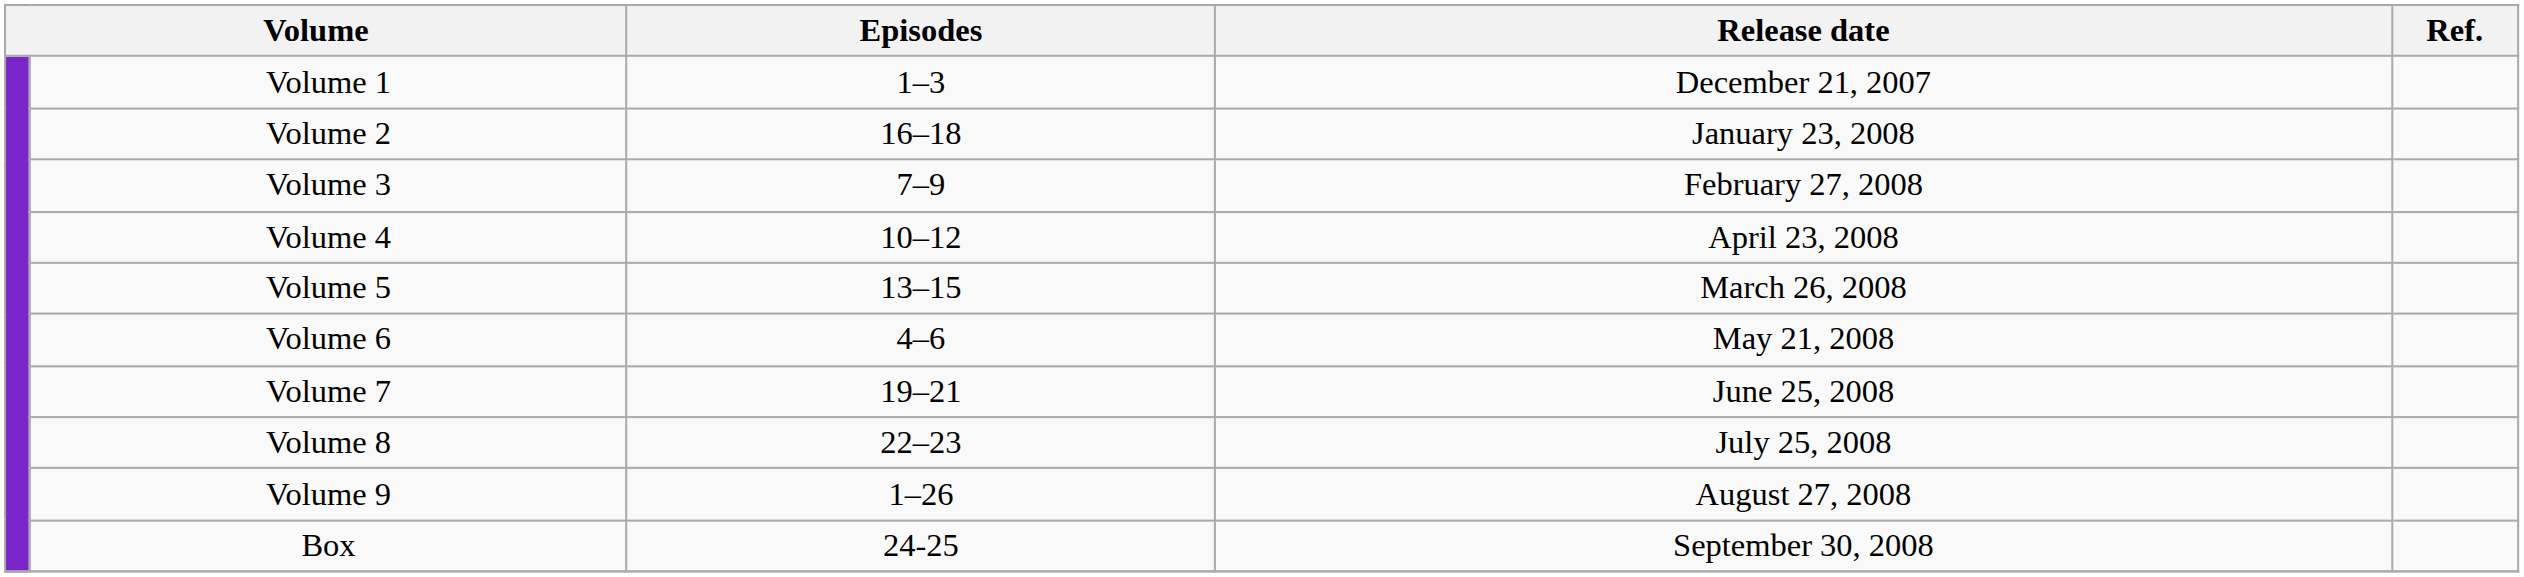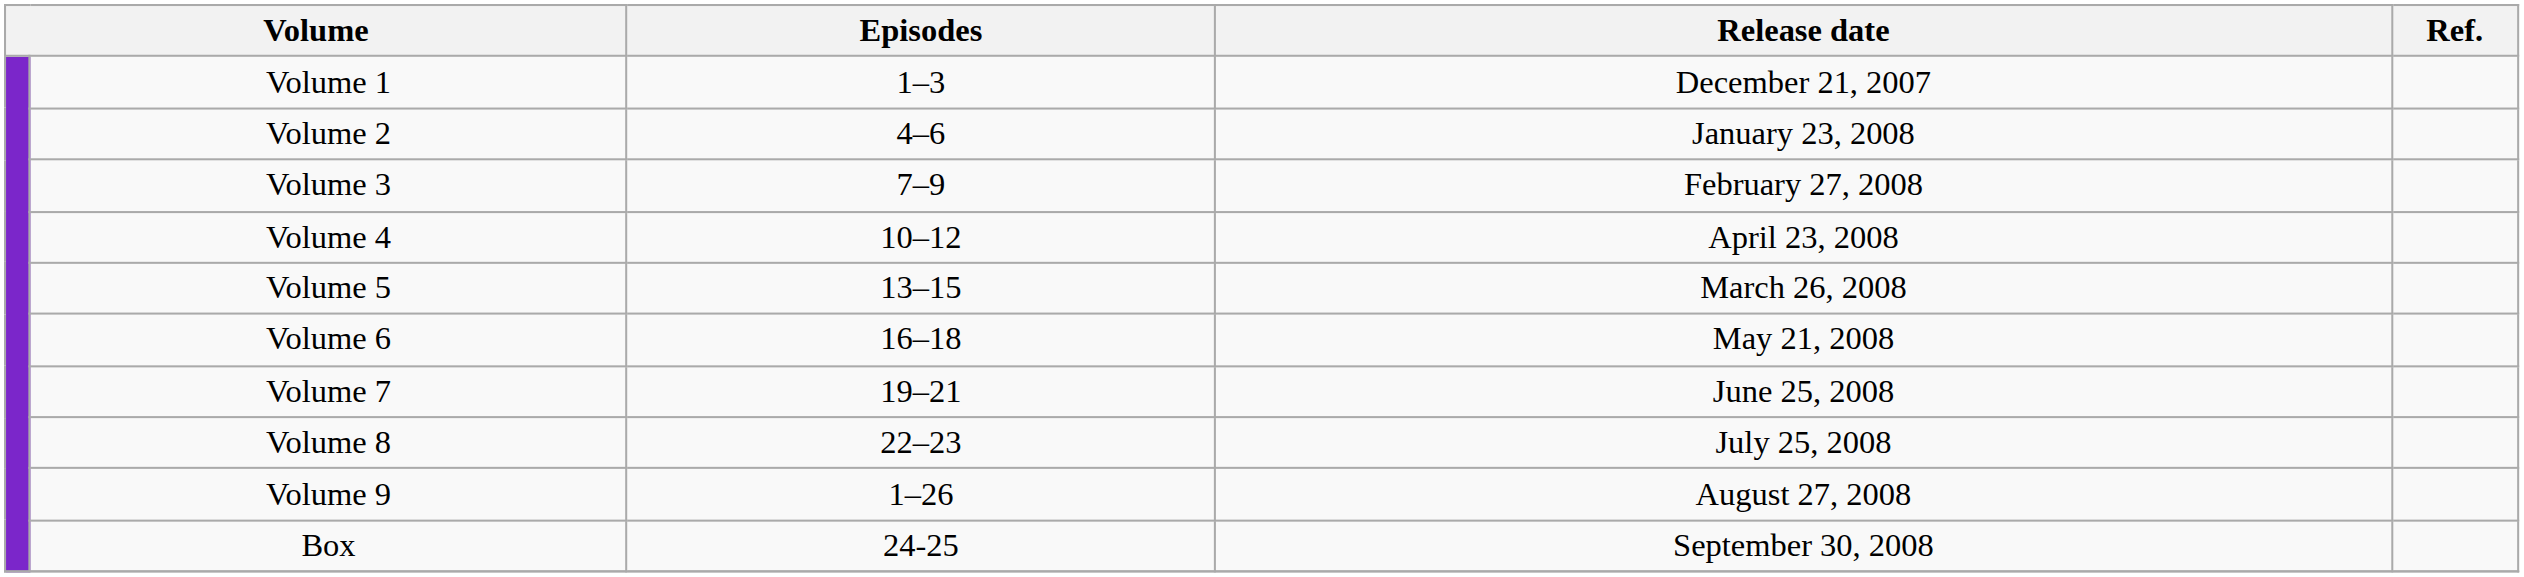(921, 133) 16–18 -> (921, 133) 4–6
(921, 339) 4–6 -> (921, 339) 16–18
